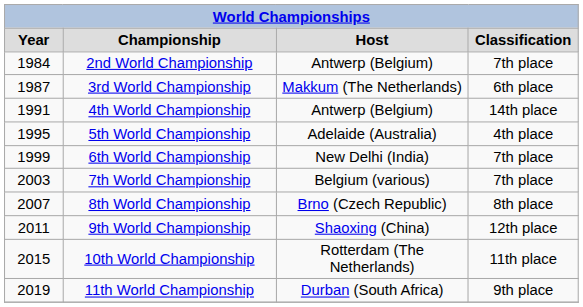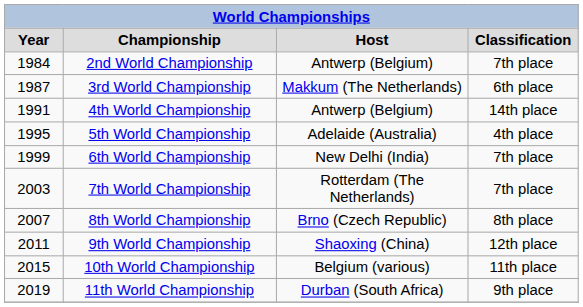(372, 181) Belgium (various) -> (372, 189) Rotterdam (The Netherlands)
(372, 259) Rotterdam (The Netherlands) -> (372, 267) Belgium (various)
